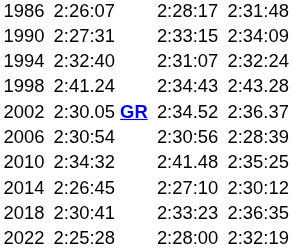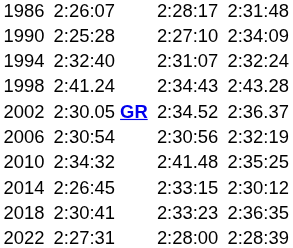(84, 36) 2:27:31 -> (84, 36) 2:25:28
(188, 36) 2:33:15 -> (188, 36) 2:27:10
(258, 137) 2:28:39 -> (258, 137) 2:32:19
(188, 187) 2:27:10 -> (188, 187) 2:33:15
(84, 238) 2:25:28 -> (84, 238) 2:27:31
(258, 238) 2:32:19 -> (258, 238) 2:28:39
